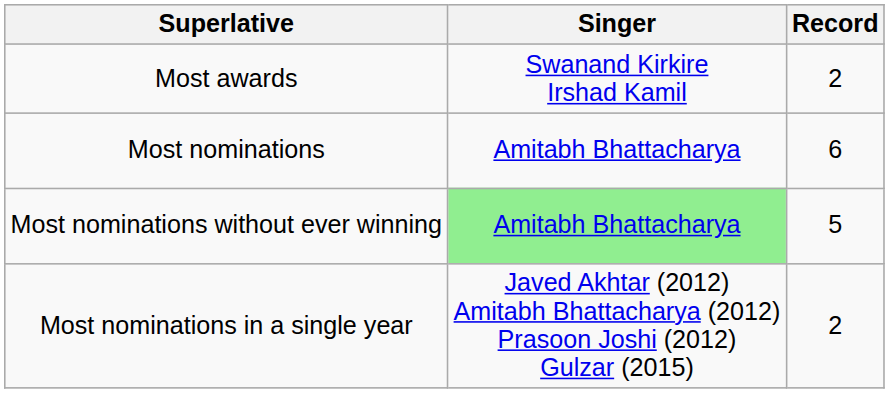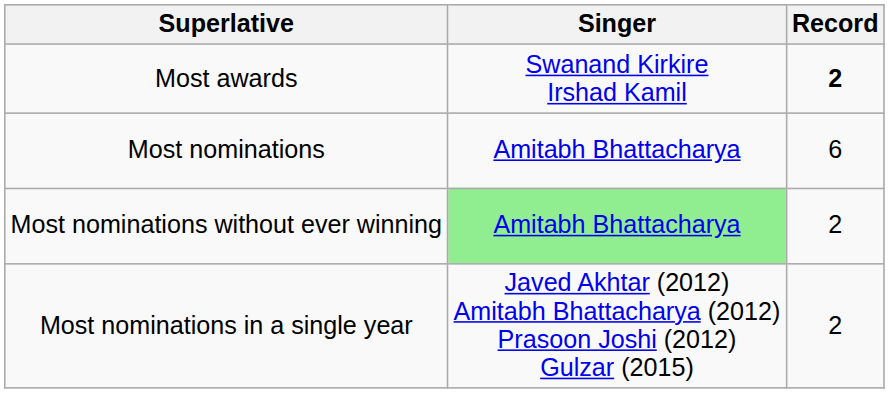(835, 78) normal -> (835, 78) bold
(835, 225) 5 -> (835, 225) 2
